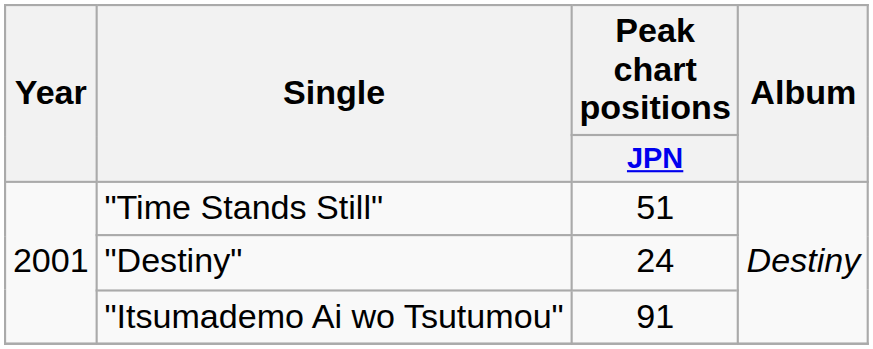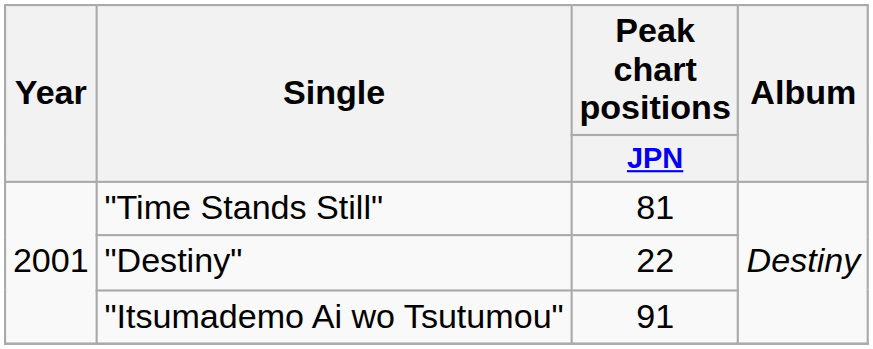(655, 207) 51 -> (655, 207) 81
(655, 261) 24 -> (655, 261) 22
